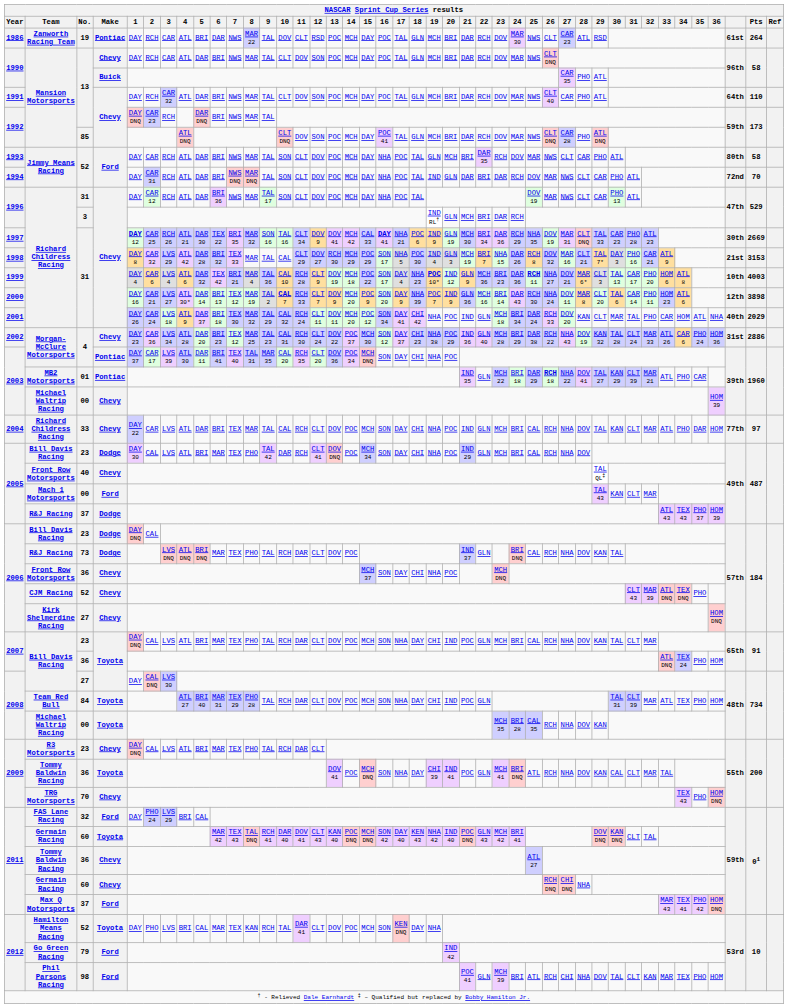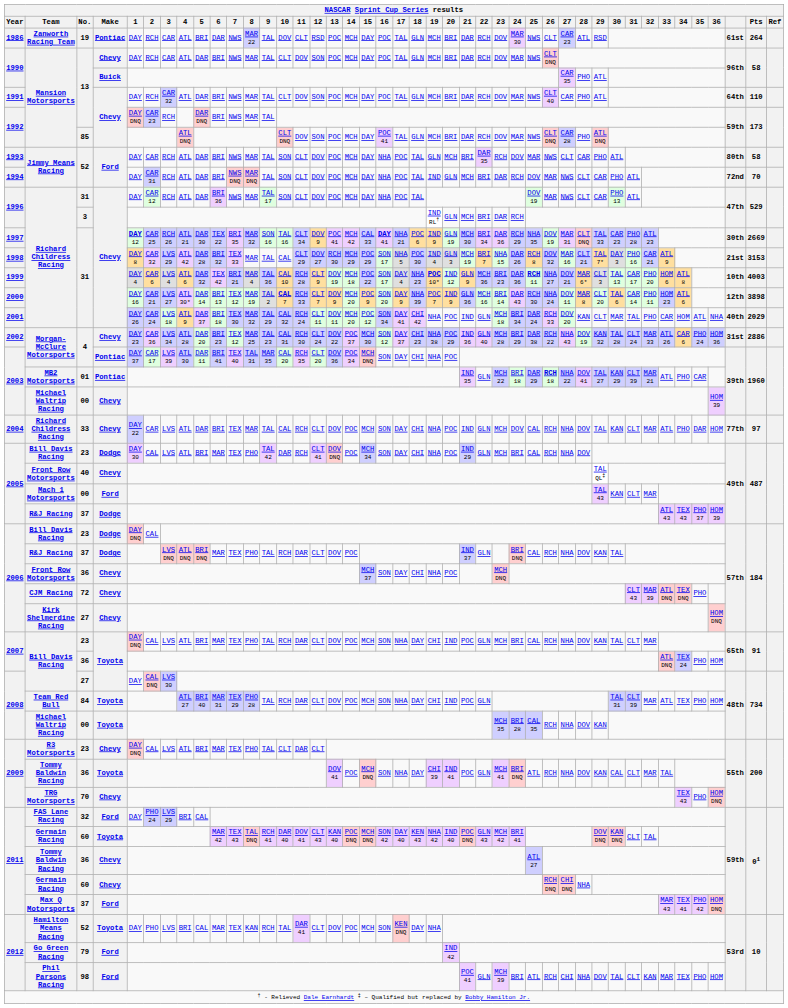(467, 177) DAR -> (467, 177) MCH
(335, 237) DOV 41 -> (335, 237) POC 41
(517, 429) BRI -> (517, 429) DOV
(85, 554) 73 -> (85, 554) 37
(85, 593) 52 -> (85, 593) 72
(285, 749) RCH -> (285, 749) CLT
